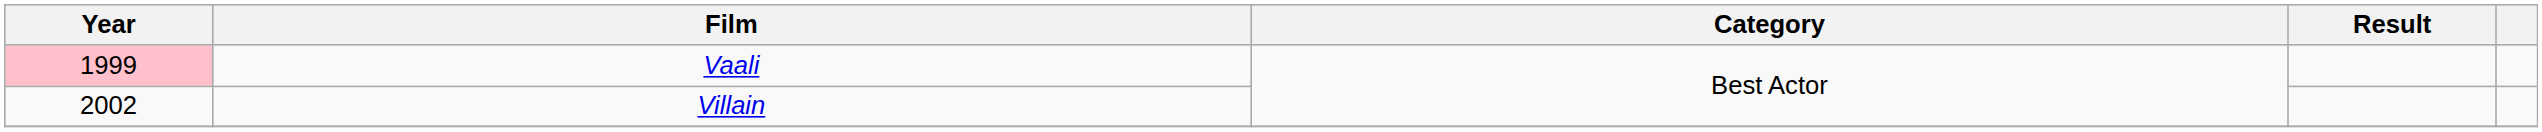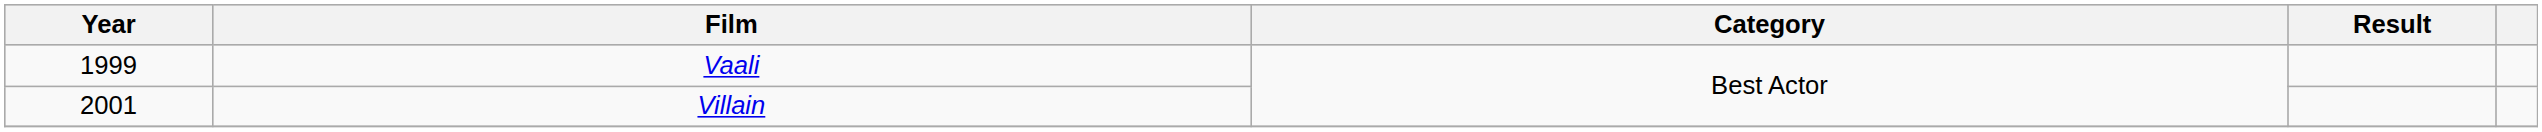(109, 65) pink background -> (109, 65) no background
(109, 106) 2002 -> (109, 106) 2001
